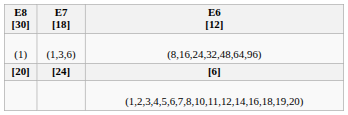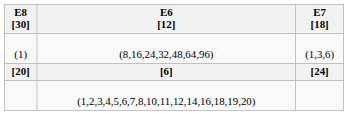columns swapped: (61, 19) <-> (214, 19)
